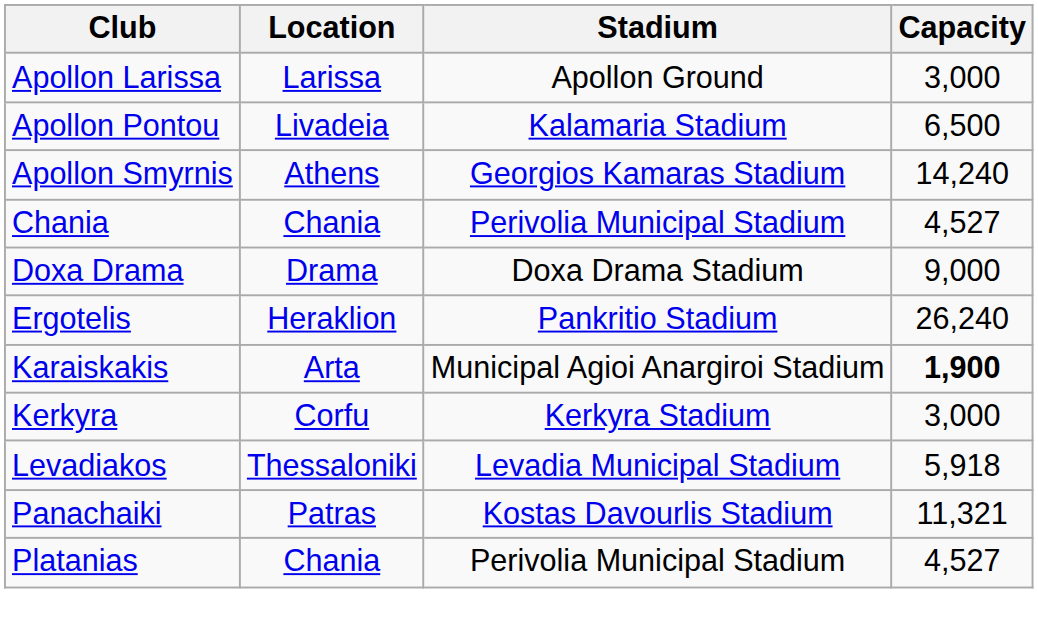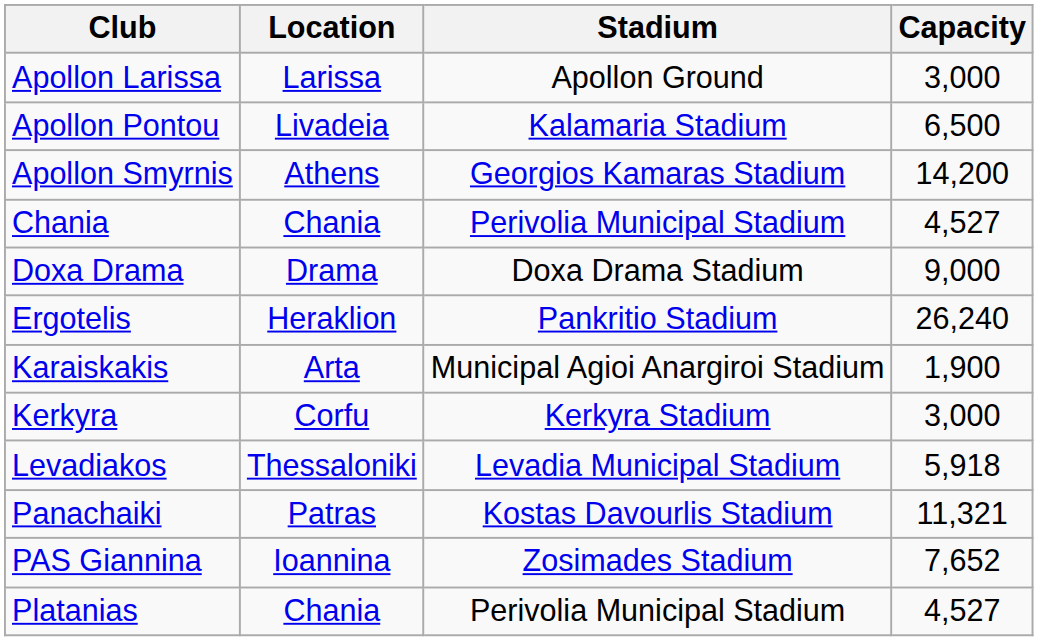(962, 174) 14,240 -> (962, 174) 14,200
(962, 367) bold -> (962, 367) normal
+ row: (107, 561)
